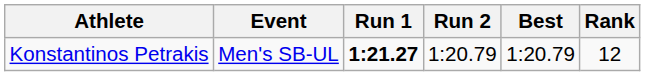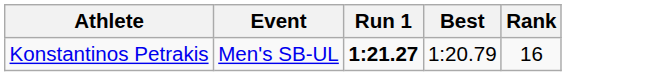- column: (462, 21)
(610, 54) 12 -> (531, 54) 16
